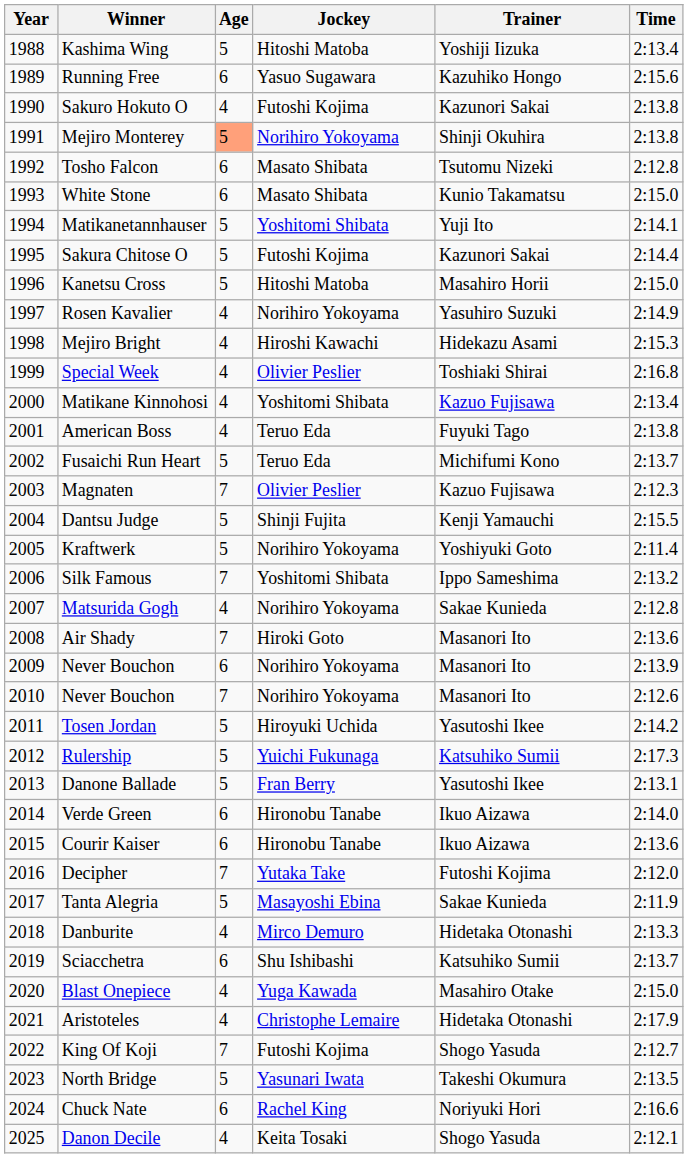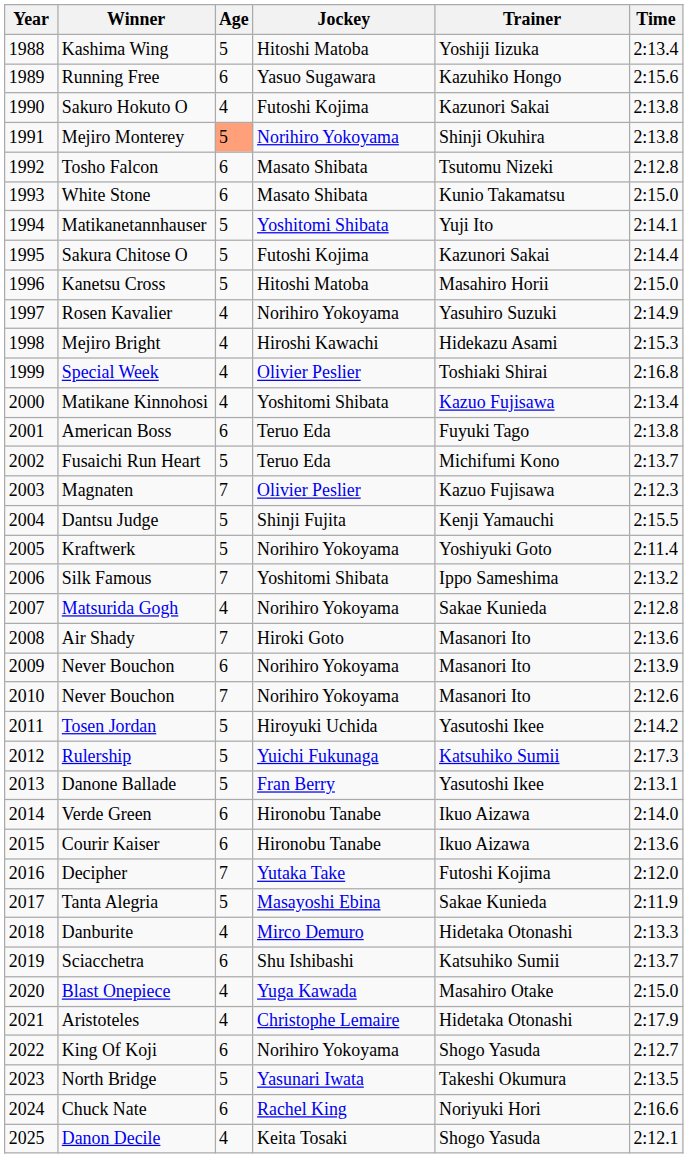(223, 431) 4 -> (223, 431) 6
(223, 1050) 7 -> (223, 1050) 6
(313, 1050) Futoshi Kojima -> (328, 1050) Norihiro Yokoyama
